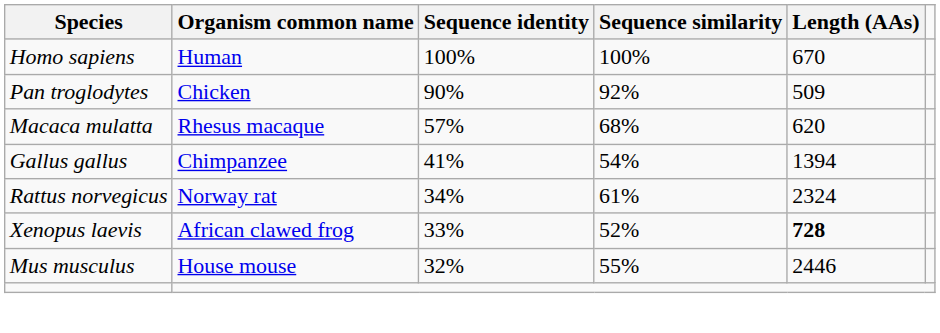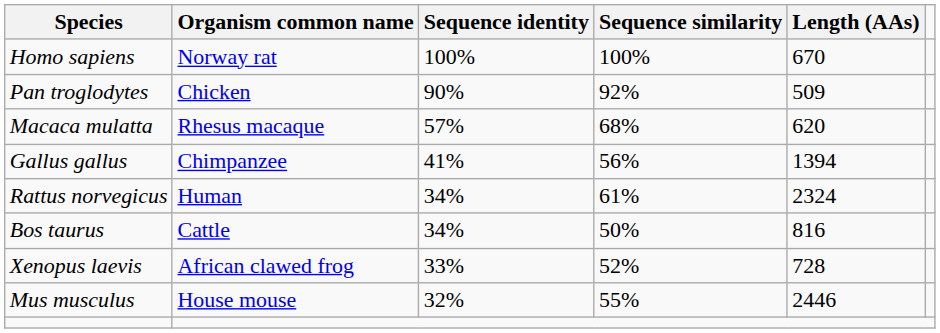(210, 56) Human -> (227, 56) Norway rat
(619, 160) 54% -> (619, 160) 56%
(227, 195) Norway rat -> (210, 195) Human
+ row: (57, 230)
(809, 230) bold -> (809, 265) normal
